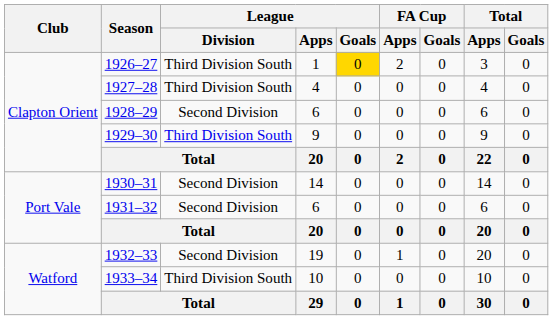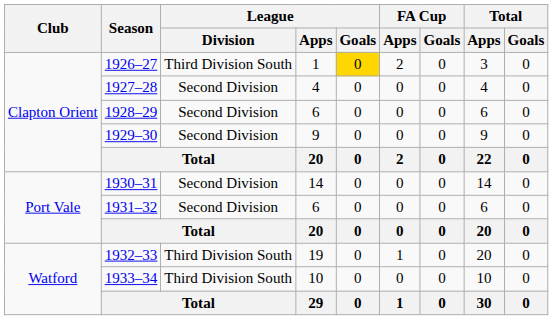(228, 87) Third Division South -> (228, 87) Second Division
(228, 135) Third Division South -> (228, 135) Second Division
(228, 254) Second Division -> (228, 254) Third Division South
